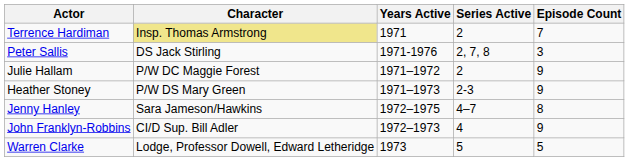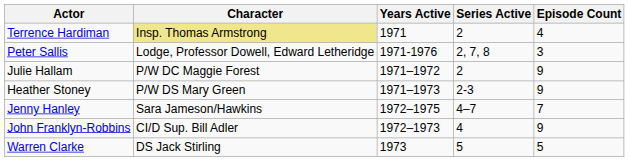(540, 33) 7 -> (540, 33) 4
(178, 52) DS Jack Stirling -> (255, 52) Lodge, Professor Dowell, Edward Letheridge
(540, 109) 8 -> (540, 109) 7
(255, 147) Lodge, Professor Dowell, Edward Letheridge -> (178, 147) DS Jack Stirling
